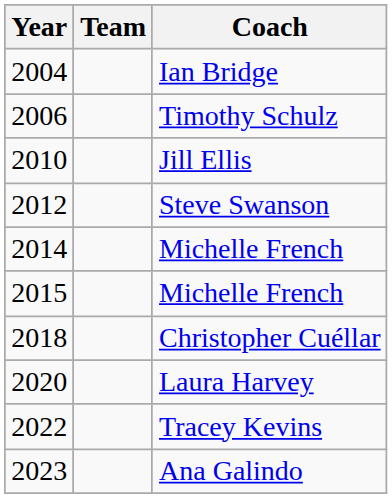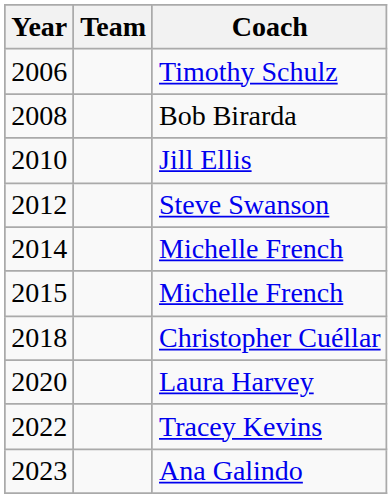- row: (39, 71)
+ row: (39, 115)
